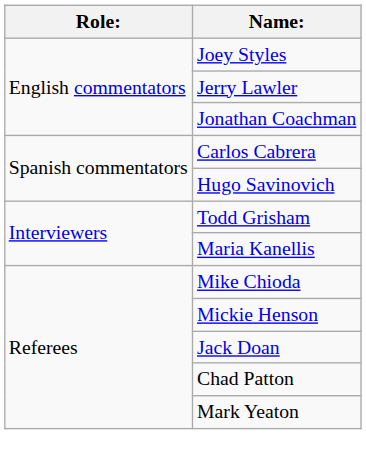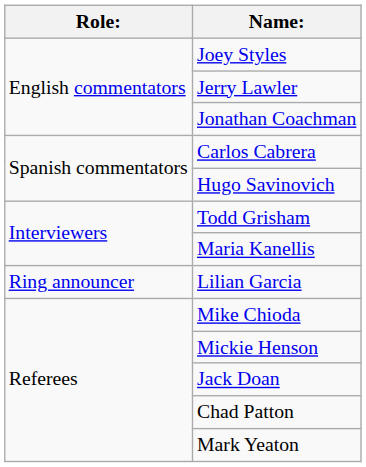+ row: (249, 281)
